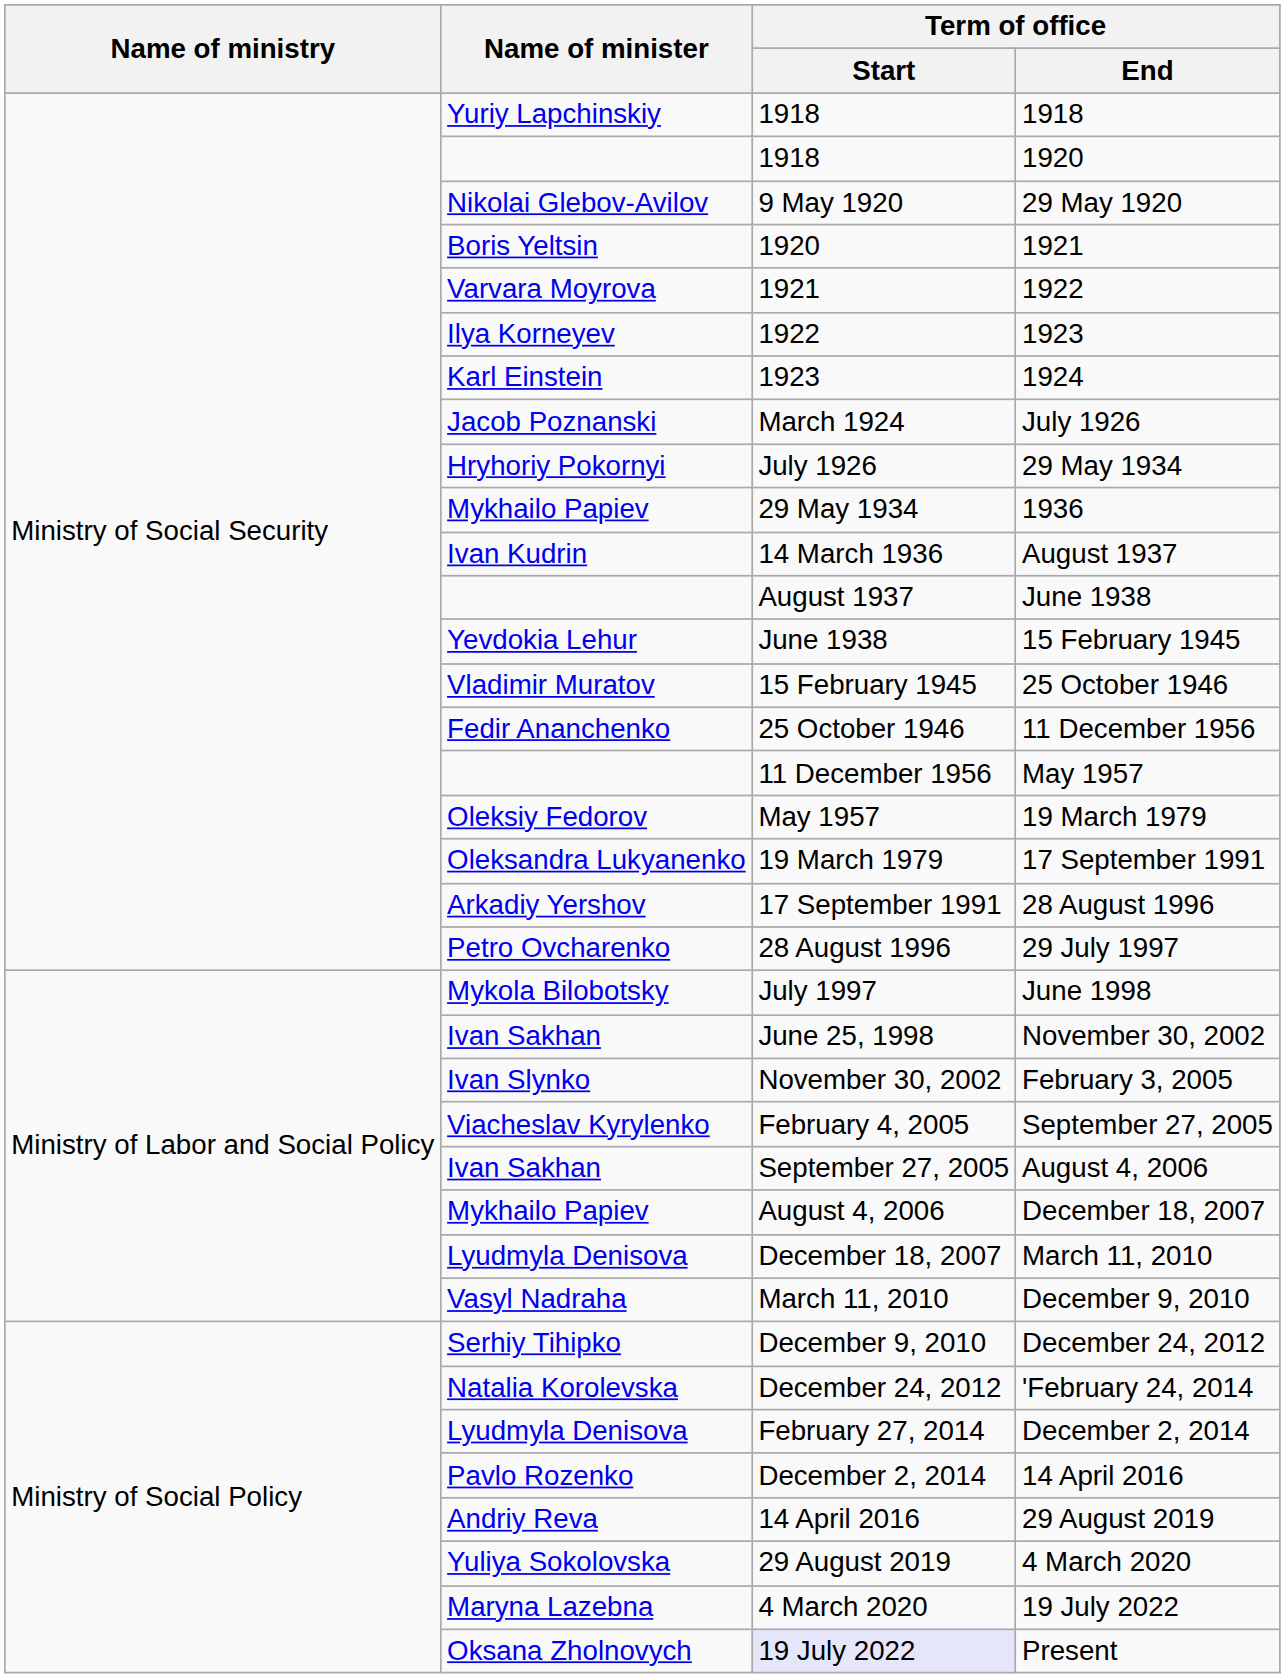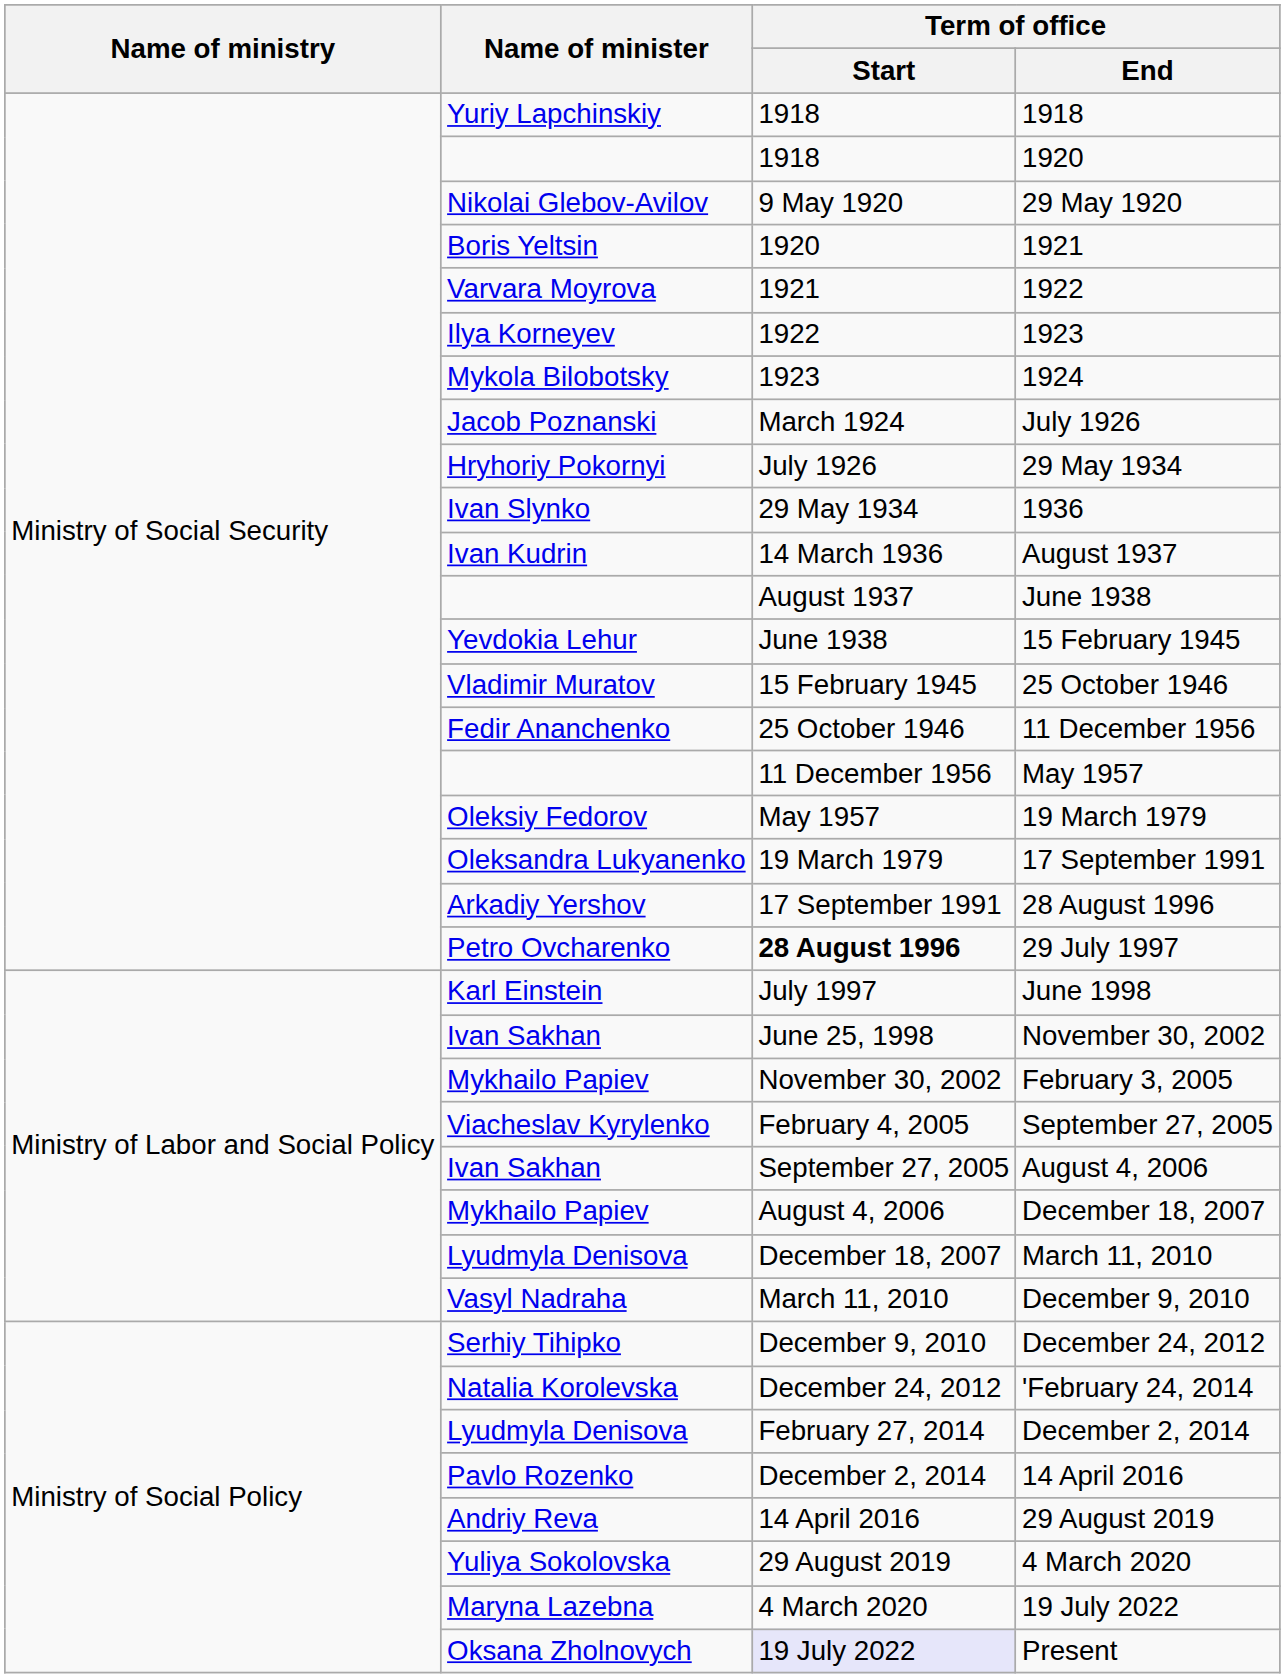(525, 377) Karl Einstein -> (558, 377) Mykola Bilobotsky
(548, 509) Mykhailo Papiev -> (519, 509) Ivan Slynko
(855, 948) normal -> (859, 948) bold
(558, 992) Mykola Bilobotsky -> (525, 992) Karl Einstein
(519, 1080) Ivan Slynko -> (548, 1080) Mykhailo Papiev
